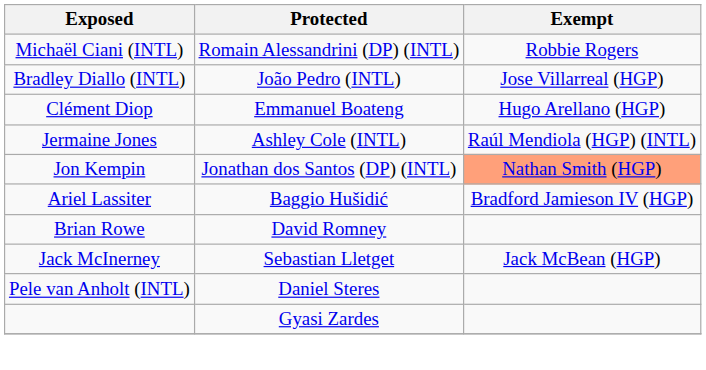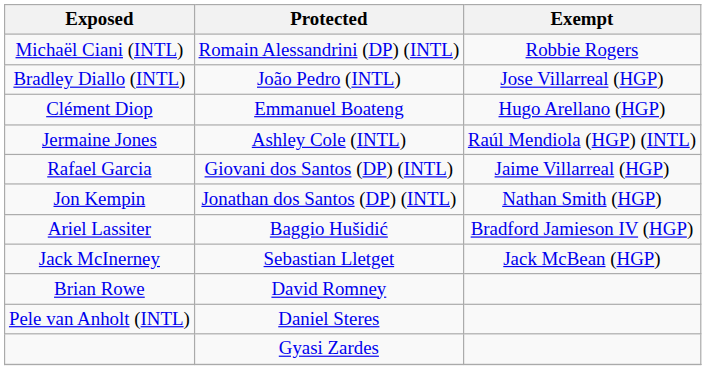+ row: (99, 169)
(582, 169) lightsalmon background -> (582, 199) no background
rows swapped: (99, 259) <-> (99, 229)
